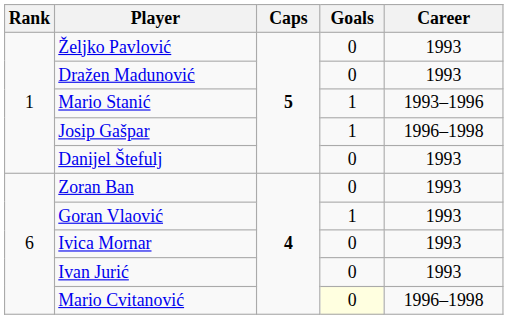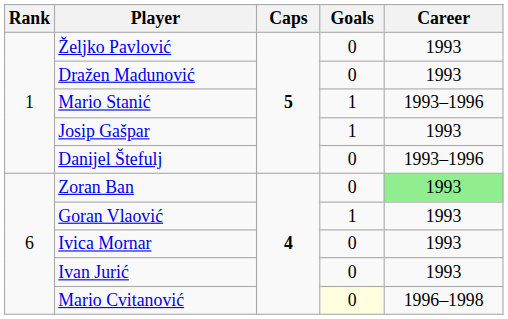(444, 131) 1996–1998 -> (444, 131) 1993
(444, 159) 1993 -> (444, 159) 1993–1996
(444, 187) no background -> (444, 187) lightgreen background
